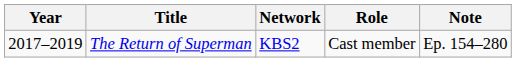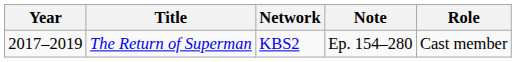columns swapped: (372, 17) <-> (465, 17)
